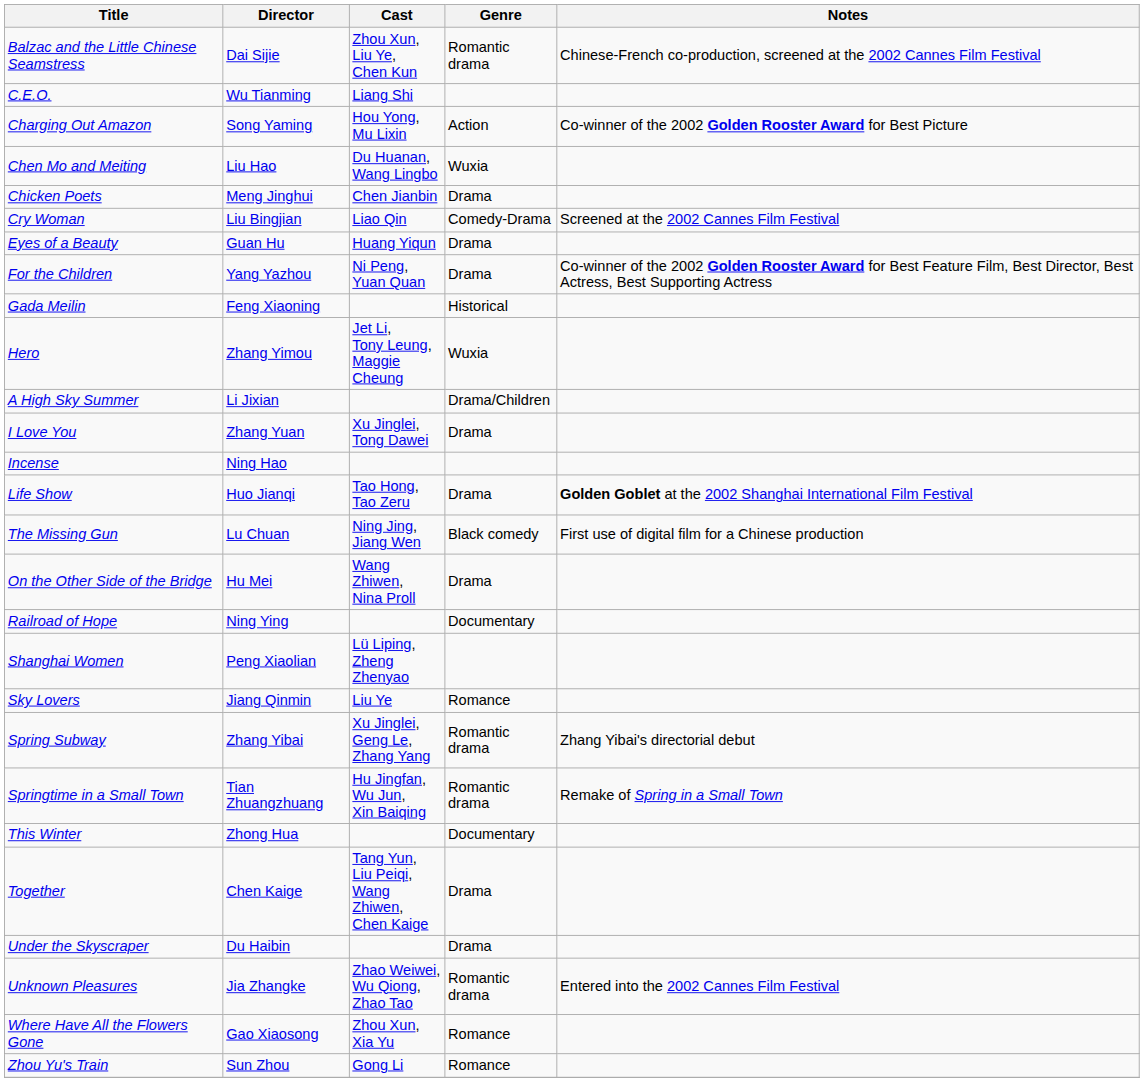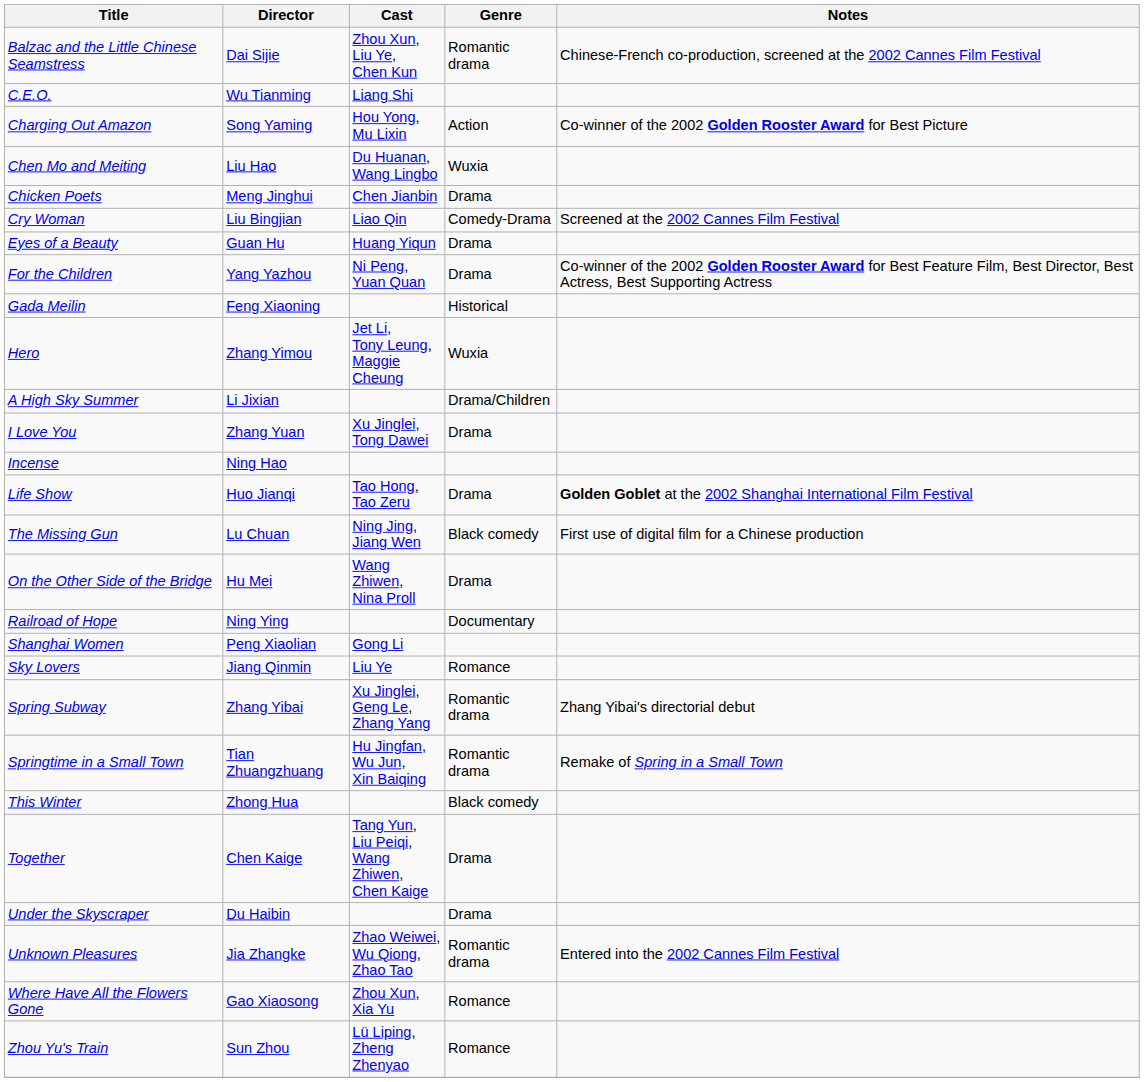(384, 661) Lü Liping, Zheng Zhenyao -> (378, 644) Gong Li
(491, 835) Documentary -> (493, 802) Black comedy
(378, 1065) Gong Li -> (384, 1049) Lü Liping, Zheng Zhenyao
